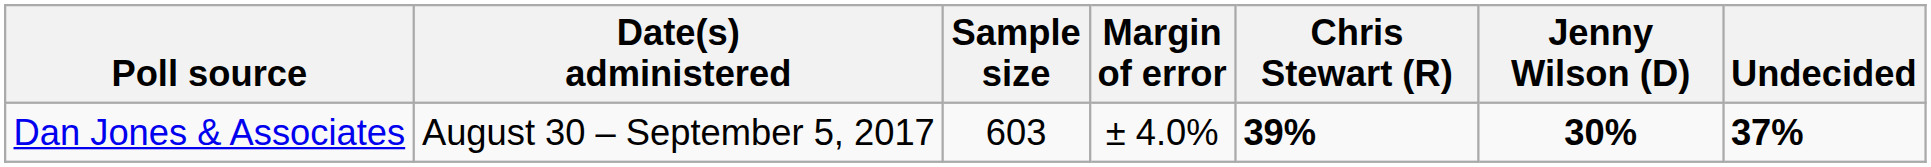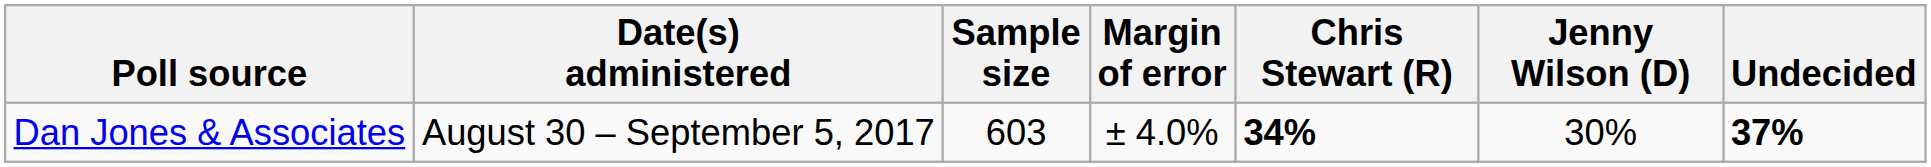(1280, 131) 39% -> (1280, 131) 34%
(1601, 131) bold -> (1601, 131) normal
